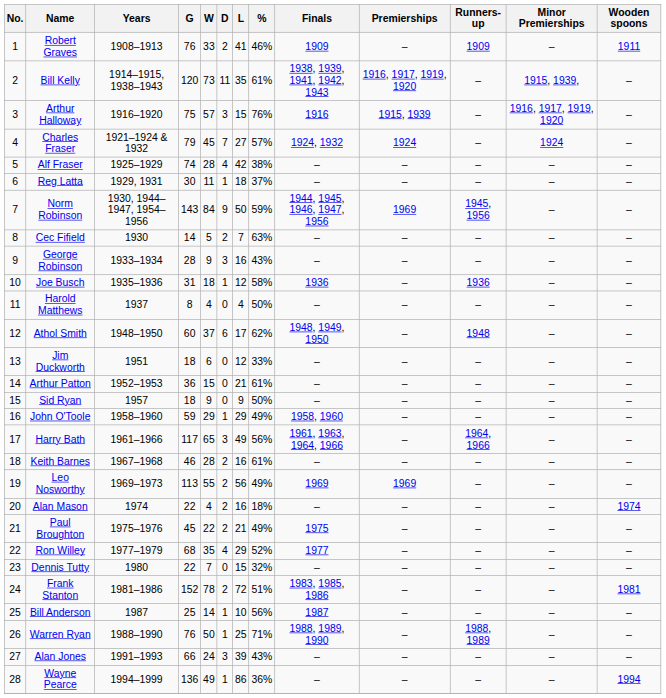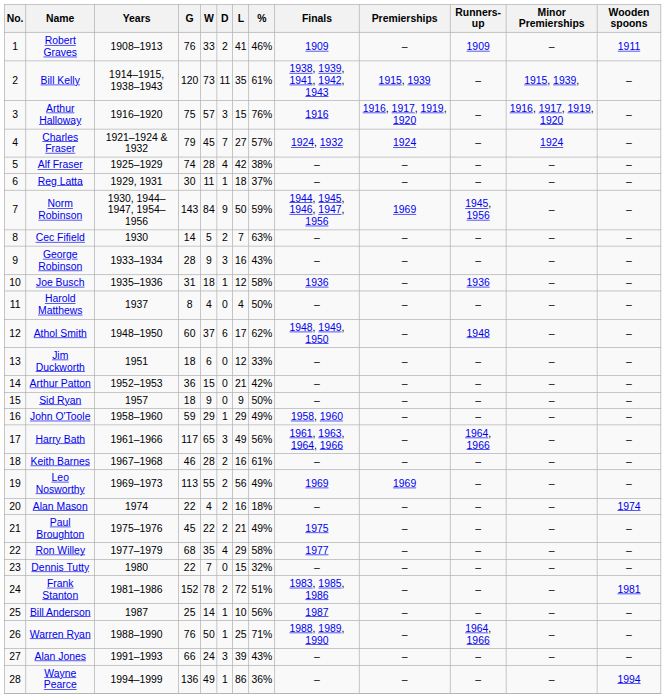(405, 80) 1916, 1917, 1919, 1920 -> (405, 80) 1915, 1939
(405, 114) 1915, 1939 -> (405, 114) 1916, 1917, 1919, 1920
(262, 384) 61% -> (262, 384) 42%
(262, 551) 52% -> (262, 551) 58%
(478, 634) 1988, 1989 -> (478, 634) 1964, 1966
